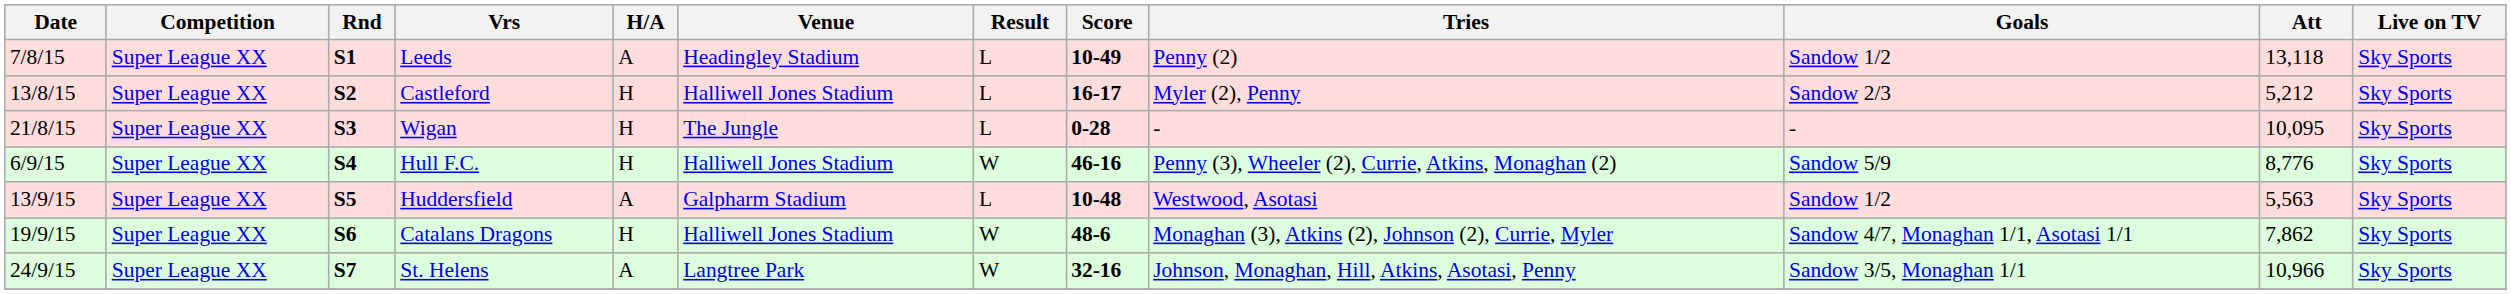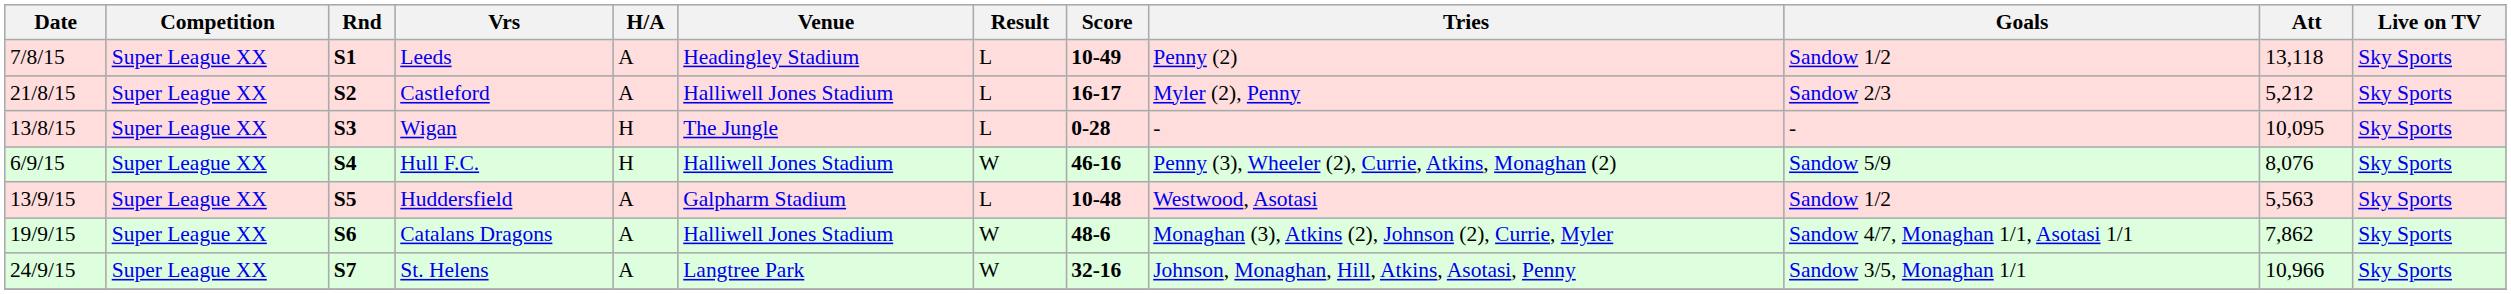(43, 92) 13/8/15 -> (43, 92) 21/8/15
(626, 92) H -> (626, 92) A
(43, 128) 21/8/15 -> (43, 128) 13/8/15
(2289, 163) 8,776 -> (2289, 163) 8,076
(626, 234) H -> (626, 234) A
